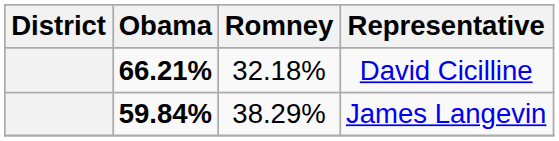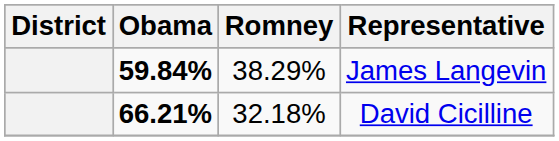rows swapped: (446, 69) <-> (446, 113)
